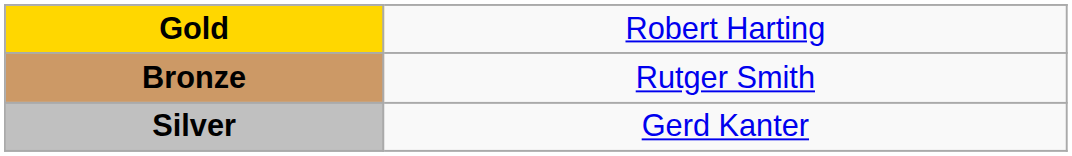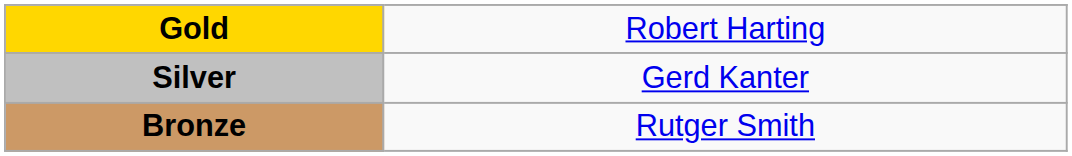rows swapped: (194, 126) <-> (194, 77)
